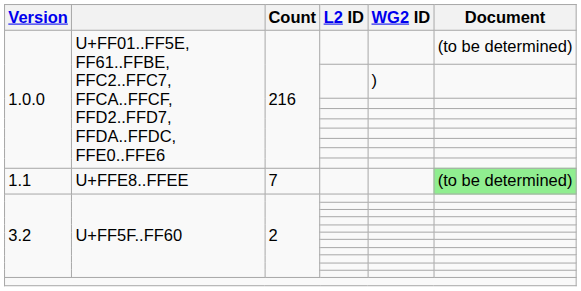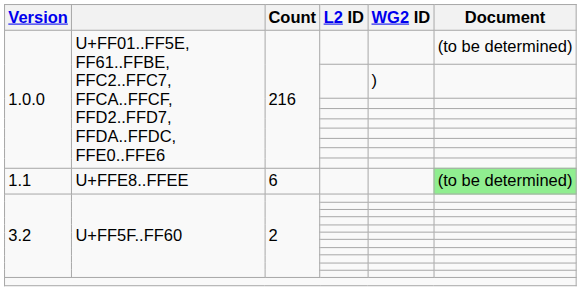(273, 181) 7 -> (273, 181) 6
